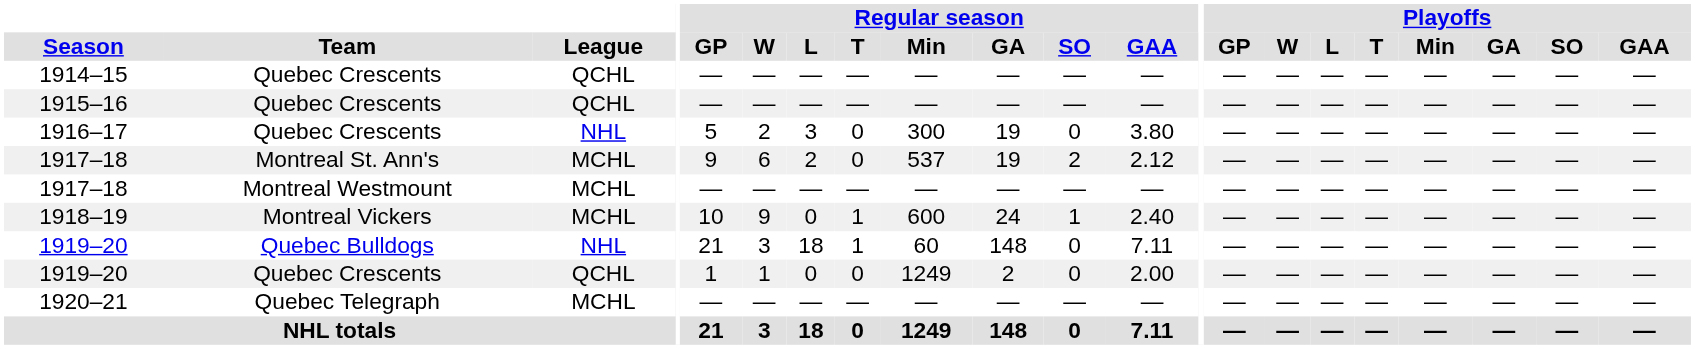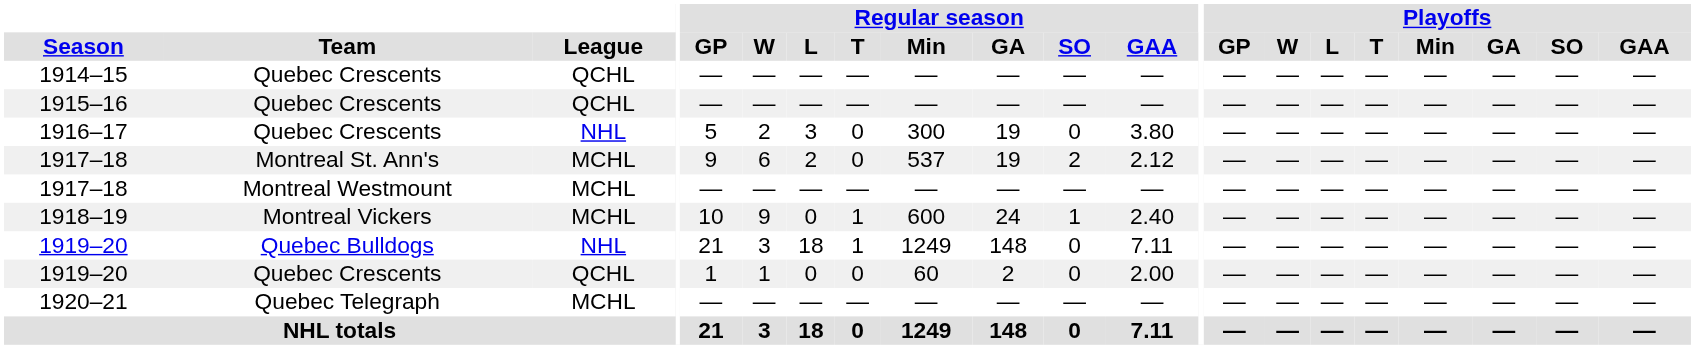(926, 245) 60 -> (926, 245) 1249
(926, 273) 1249 -> (926, 273) 60
